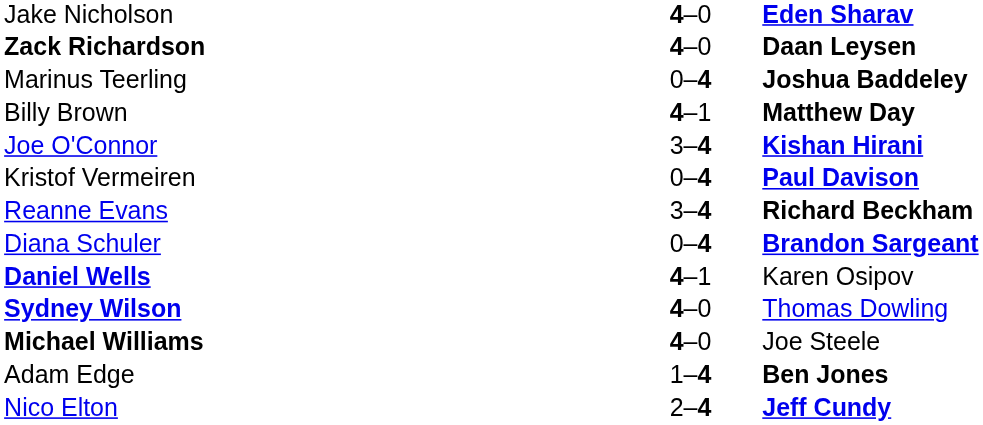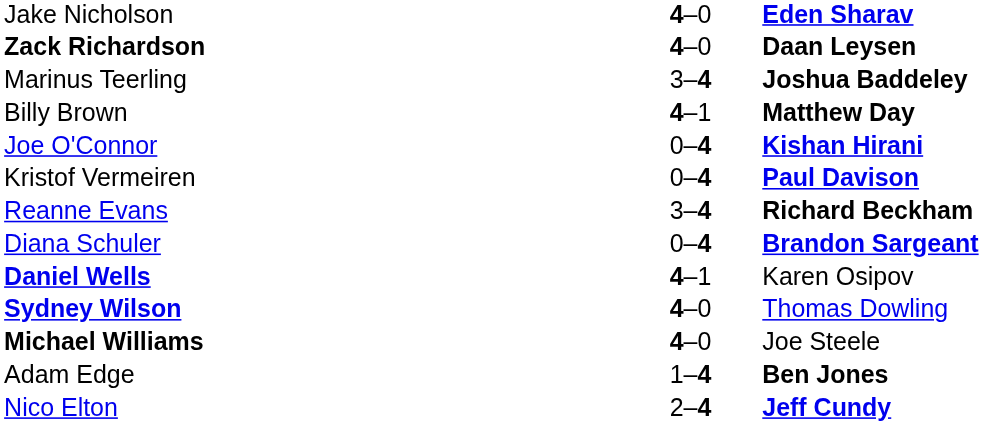(691, 80) 0–4 -> (691, 80) 3–4
(691, 145) 3–4 -> (691, 145) 0–4
